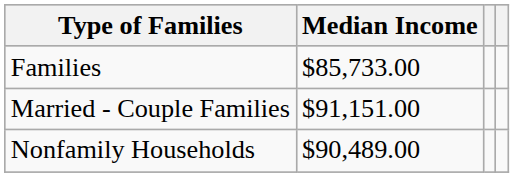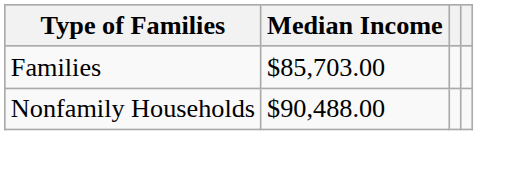(361, 66) $85,733.00 -> (326, 66) $85,703.00
- row: (150, 108)
(361, 150) $90,489.00 -> (326, 108) $90,488.00
